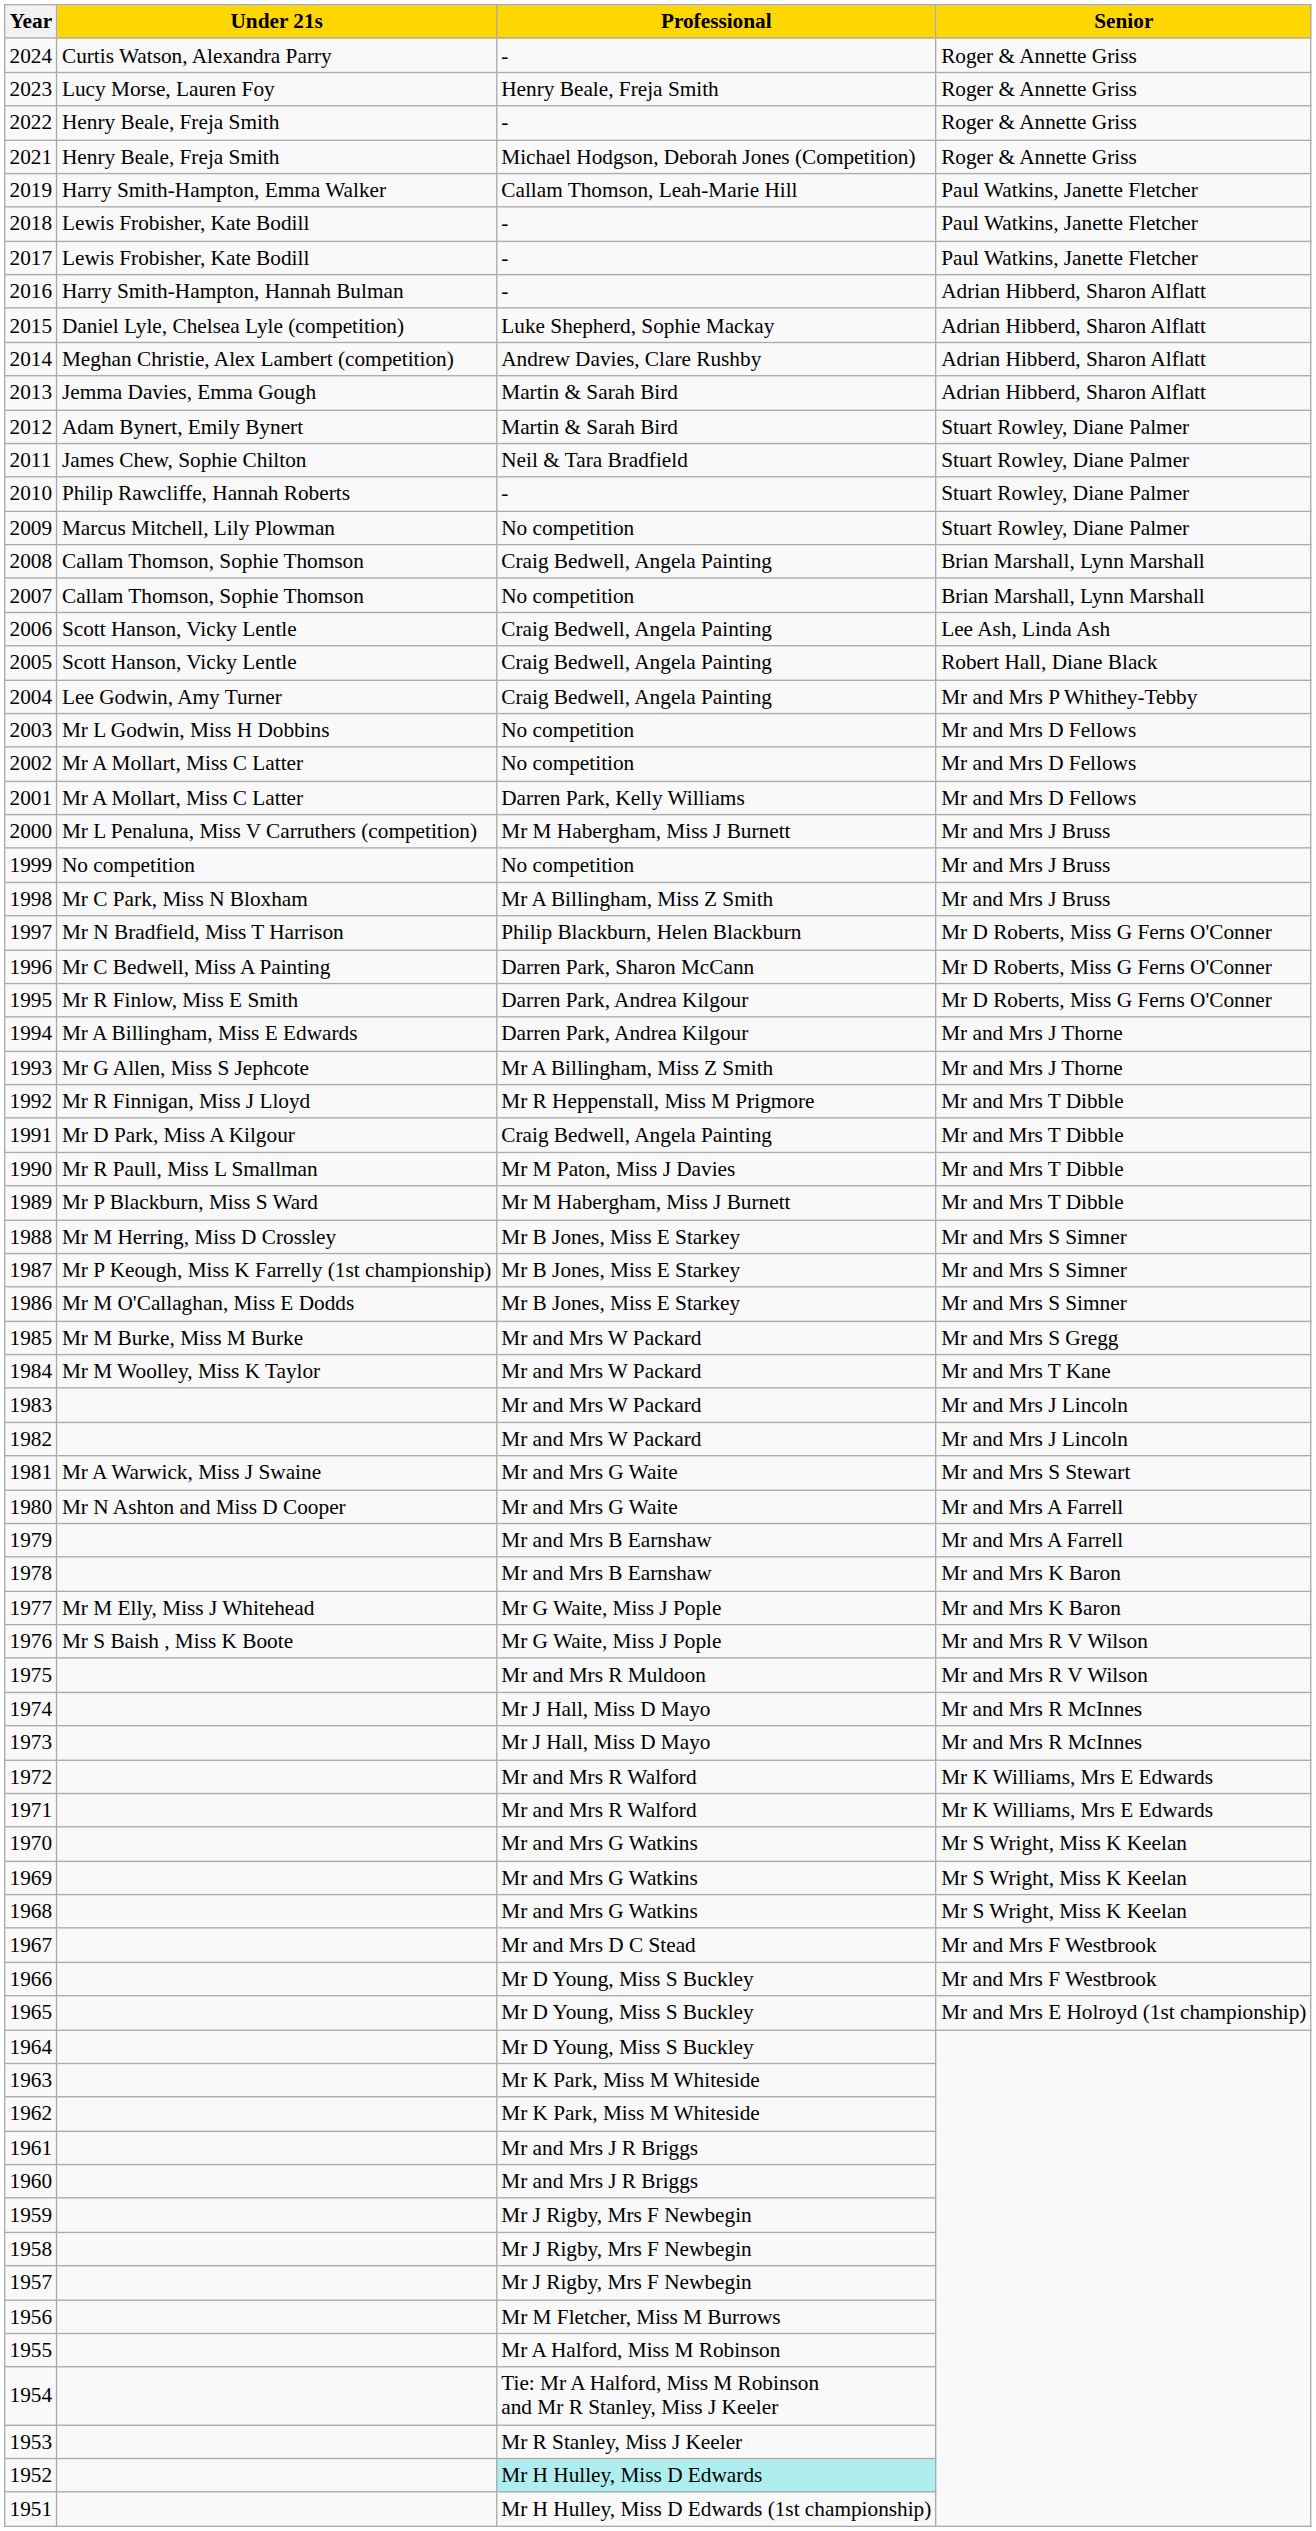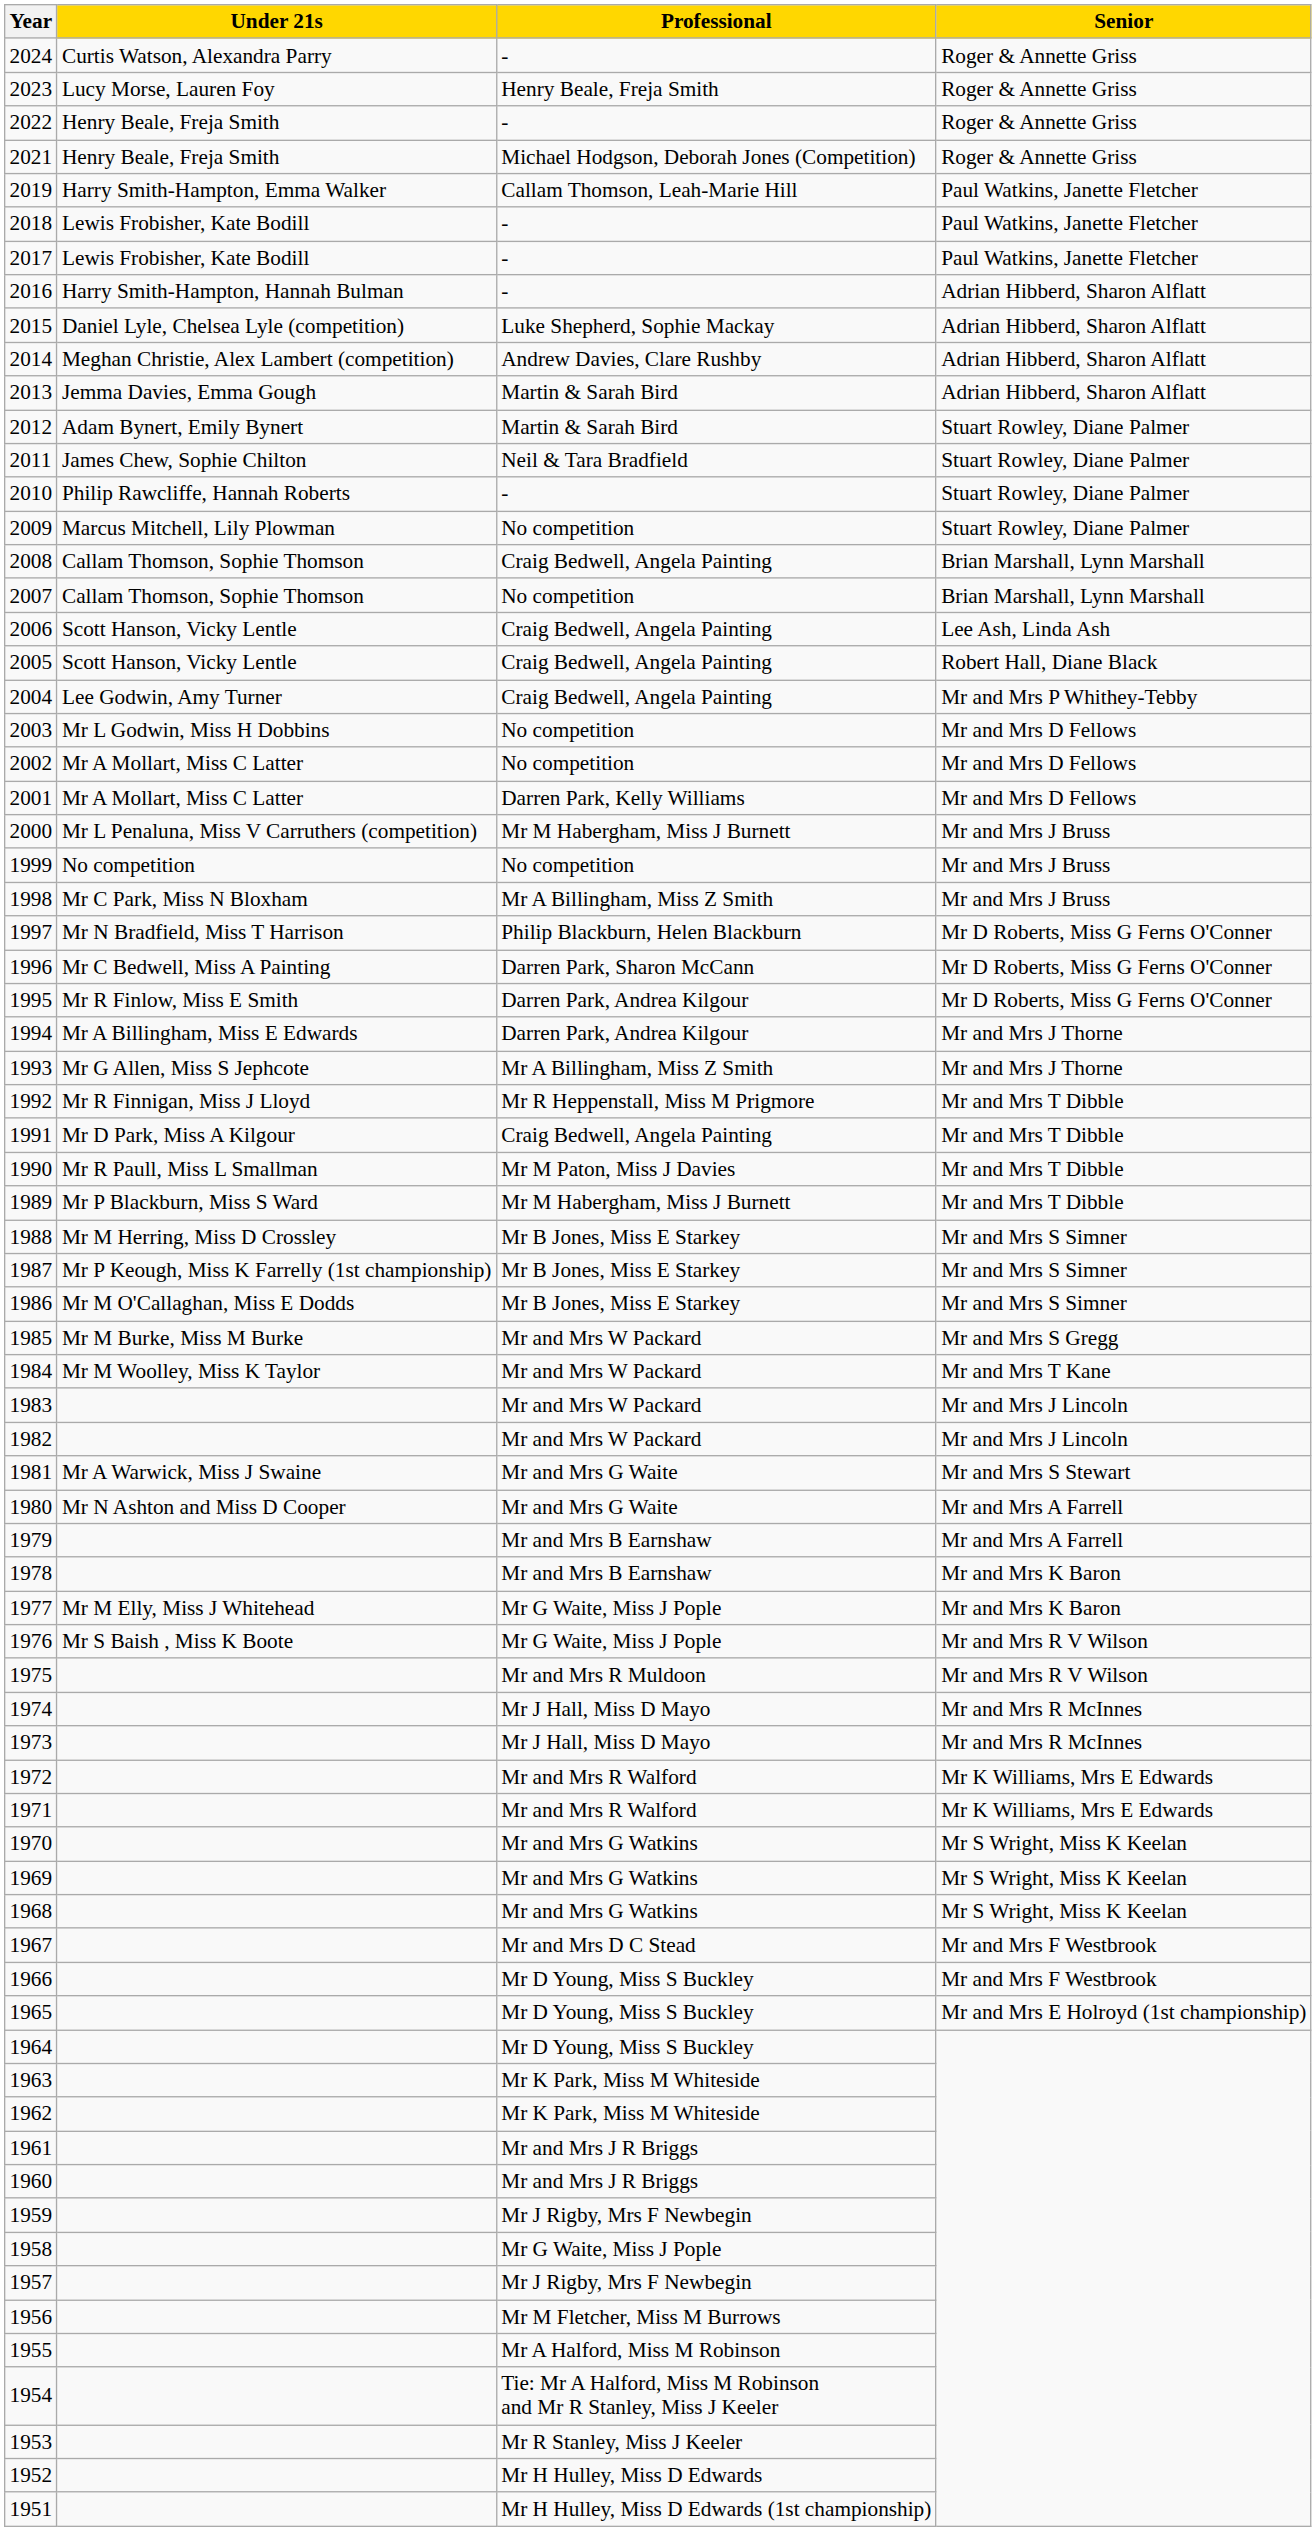(626, 2248) Mr J Rigby, Mrs F Newbegin -> (611, 2248) Mr G Waite, Miss J Pople
(632, 2475) paleturquoise background -> (632, 2475) no background
